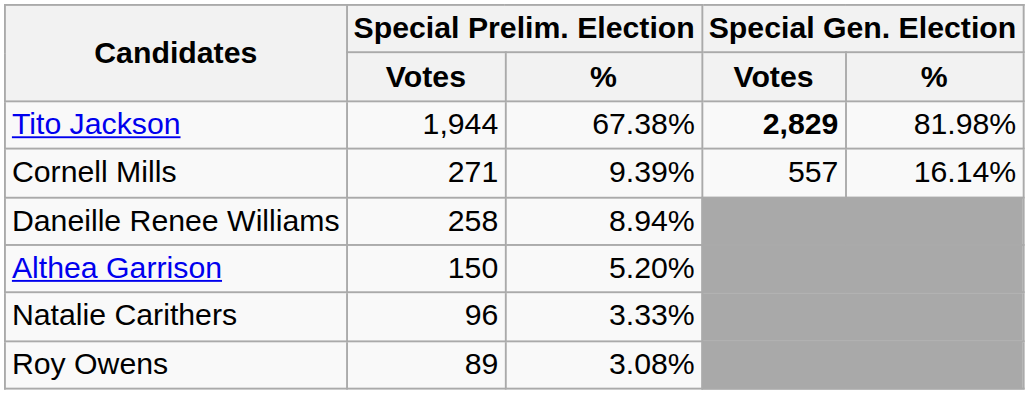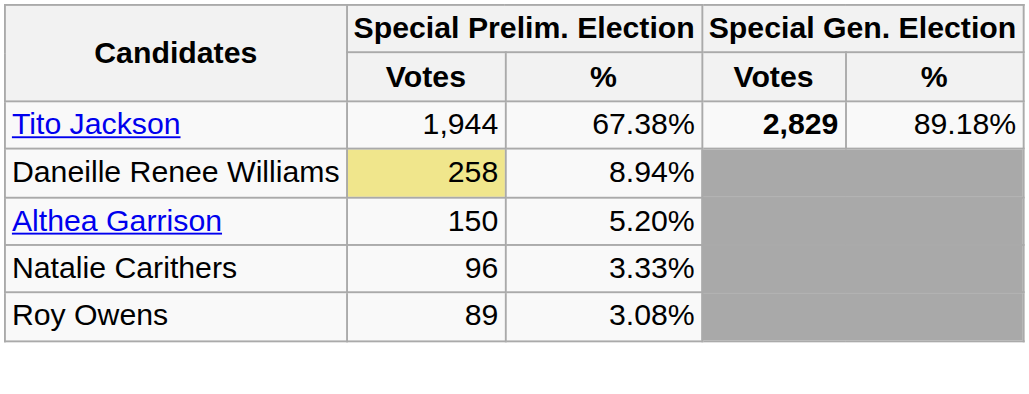(965, 124) 81.98% -> (965, 124) 89.18%
- row: (94, 172)
(473, 220) no background -> (473, 172) khaki background
